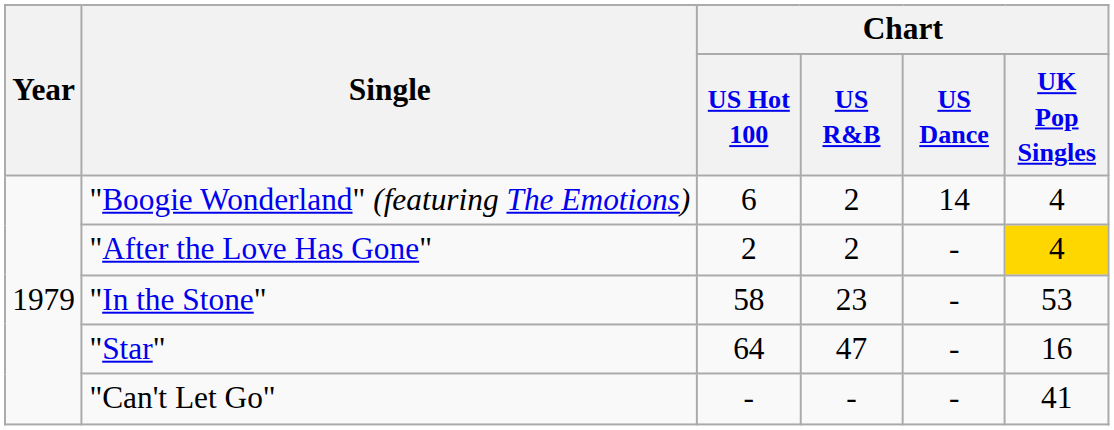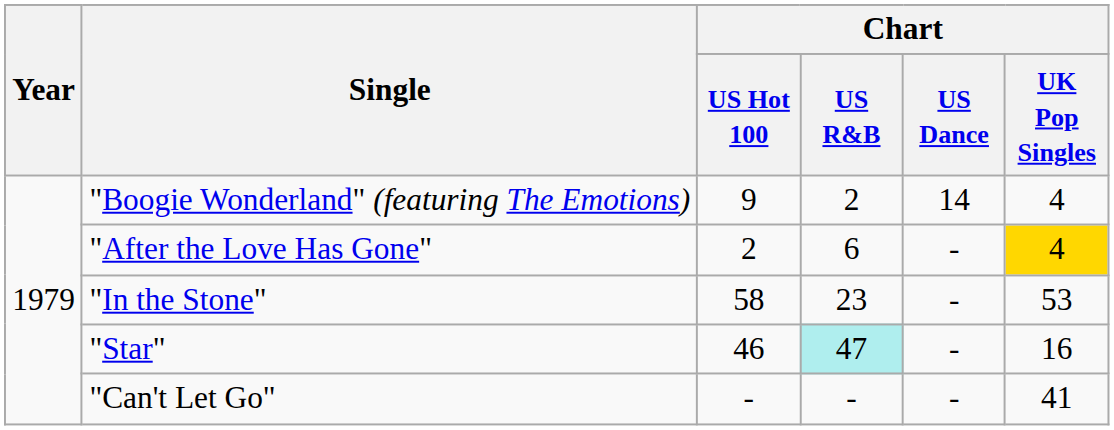(749, 199) 6 -> (749, 199) 9
(851, 249) 2 -> (851, 249) 6
(749, 348) 64 -> (749, 348) 46
(851, 348) no background -> (851, 348) paleturquoise background
